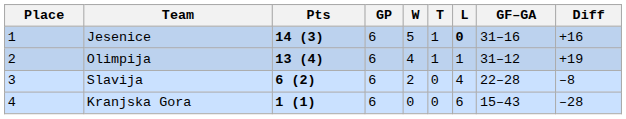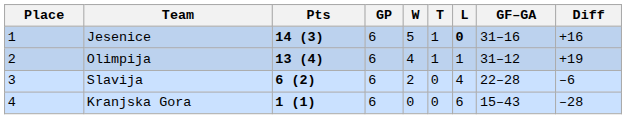(567, 81) –8 -> (567, 81) –6
